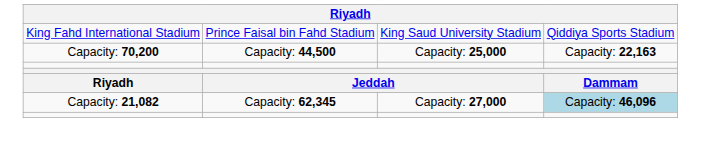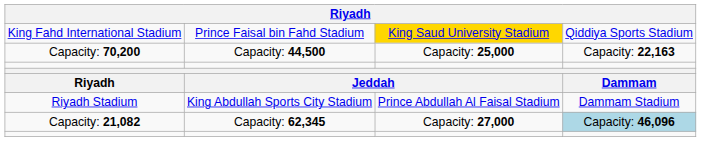(461, 33) no background -> (469, 33) gold background
+ row: (95, 102)
